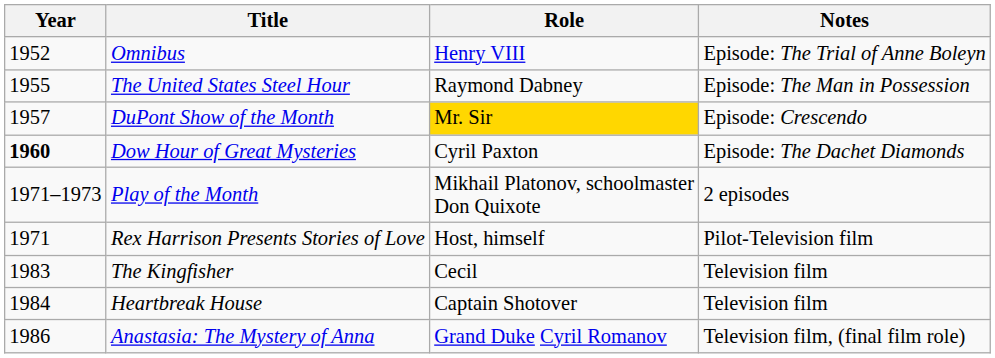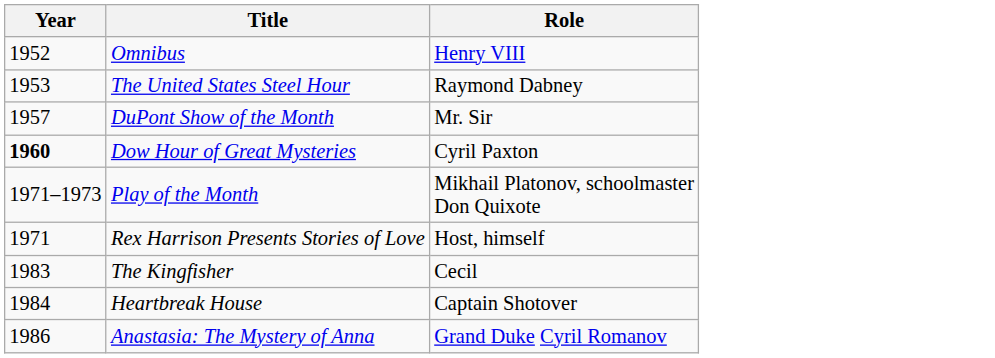- column: (845, 20)
(30, 85) 1955 -> (30, 85) 1953
(463, 118) gold background -> (463, 118) no background
